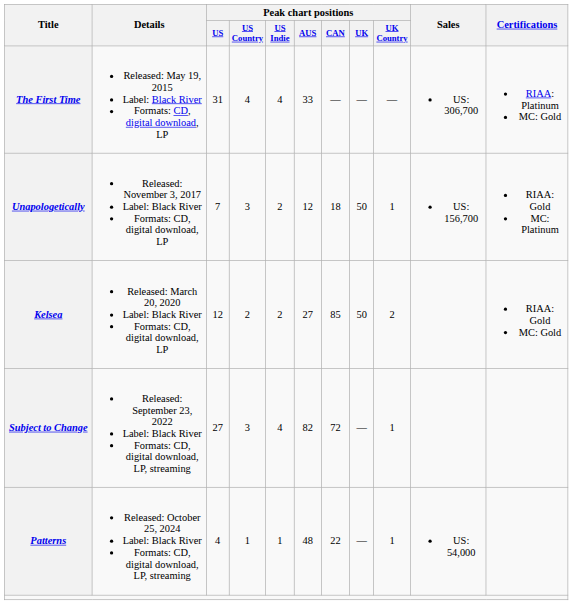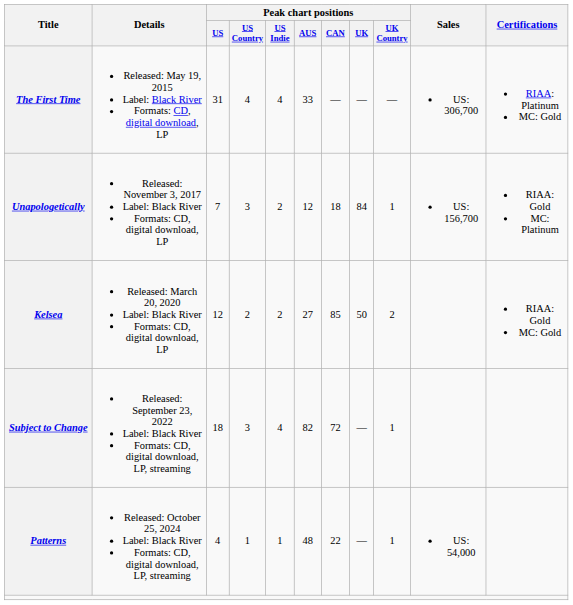(362, 207) 50 -> (362, 207) 84
(218, 427) 27 -> (218, 427) 18
